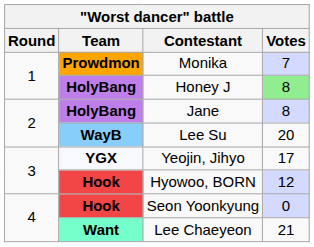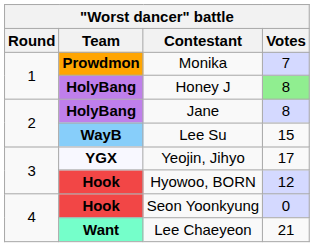(286, 135) 20 -> (286, 135) 15
